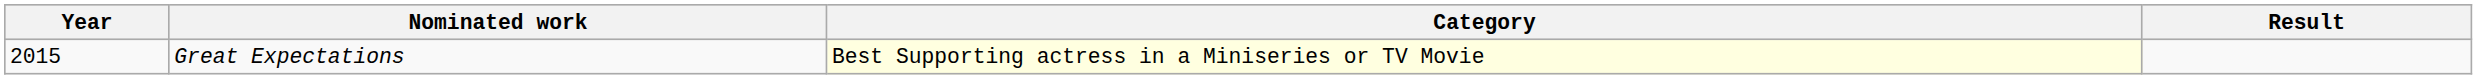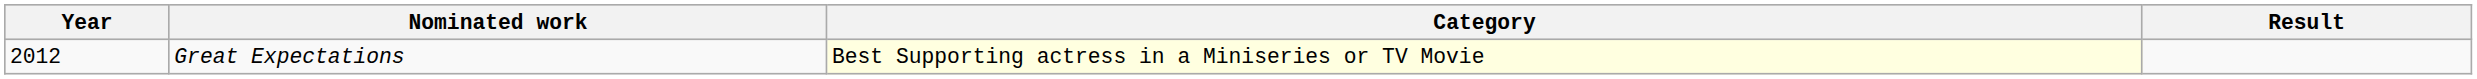(35, 57) 2015 -> (35, 57) 2012
